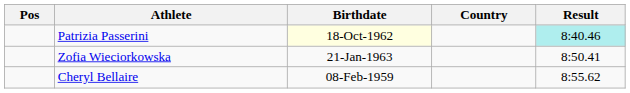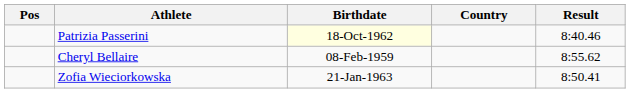(581, 35) paleturquoise background -> (581, 35) no background
rows swapped: (114, 56) <-> (98, 77)
